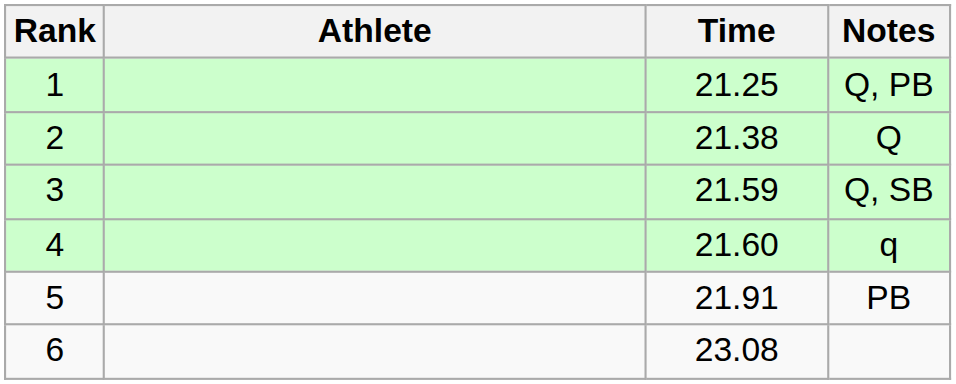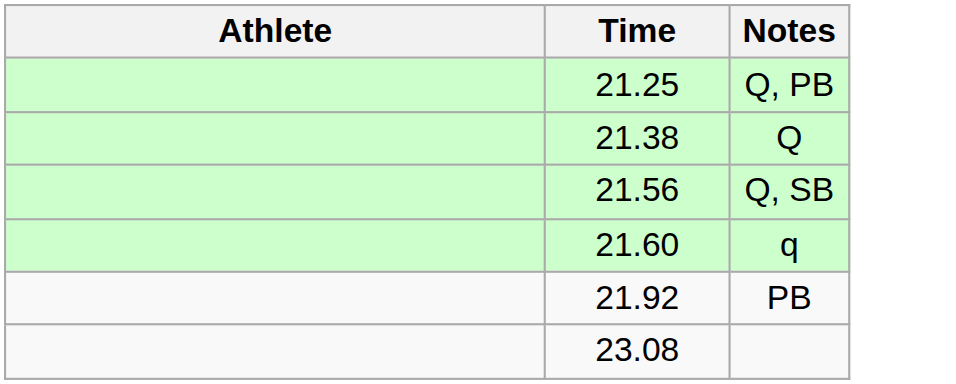- column: (55, 31)
(737, 191) 21.59 -> (637, 191) 21.56
(737, 297) 21.91 -> (637, 297) 21.92
